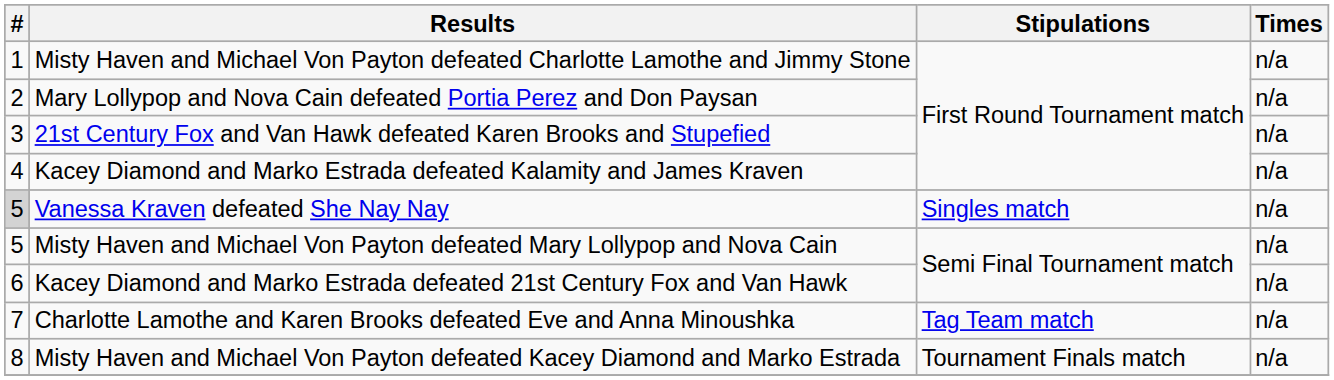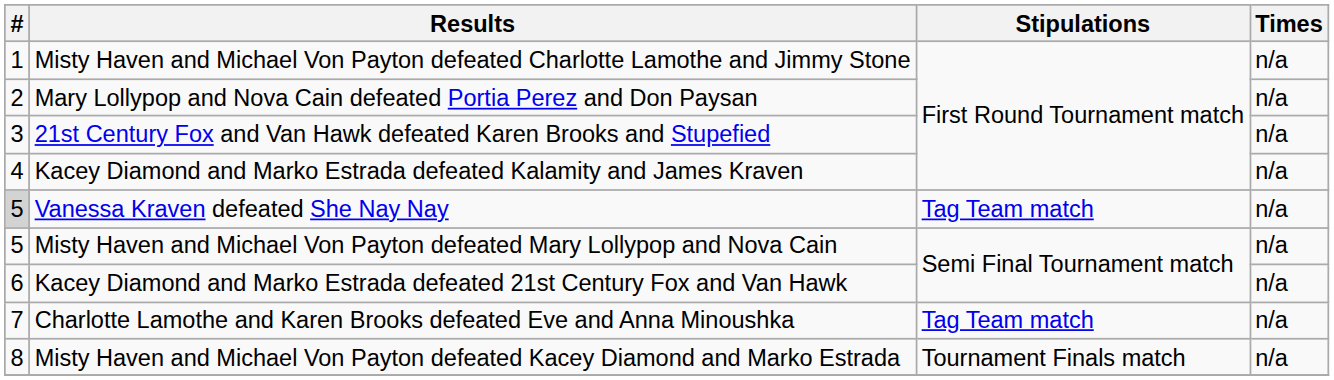(996, 208) Singles match -> (1008, 208) Tag Team match
